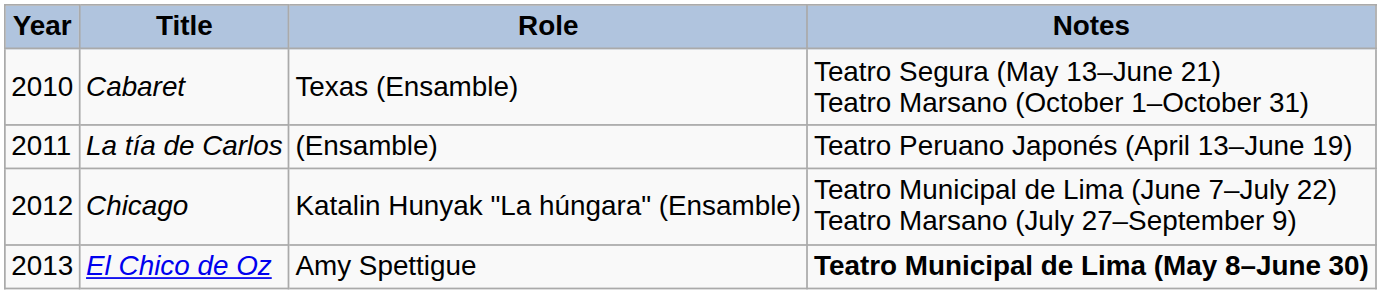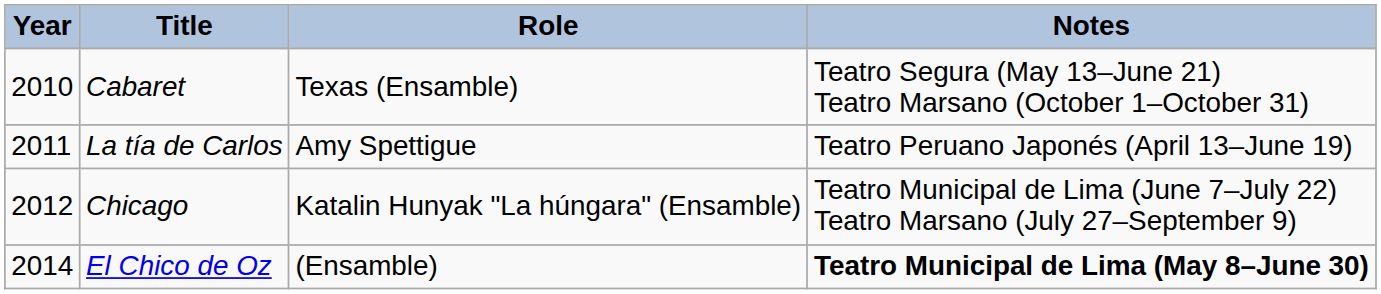(367, 146) (Ensamble) -> (386, 146) Amy Spettigue
(42, 265) 2013 -> (42, 265) 2014
(386, 265) Amy Spettigue -> (367, 265) (Ensamble)
